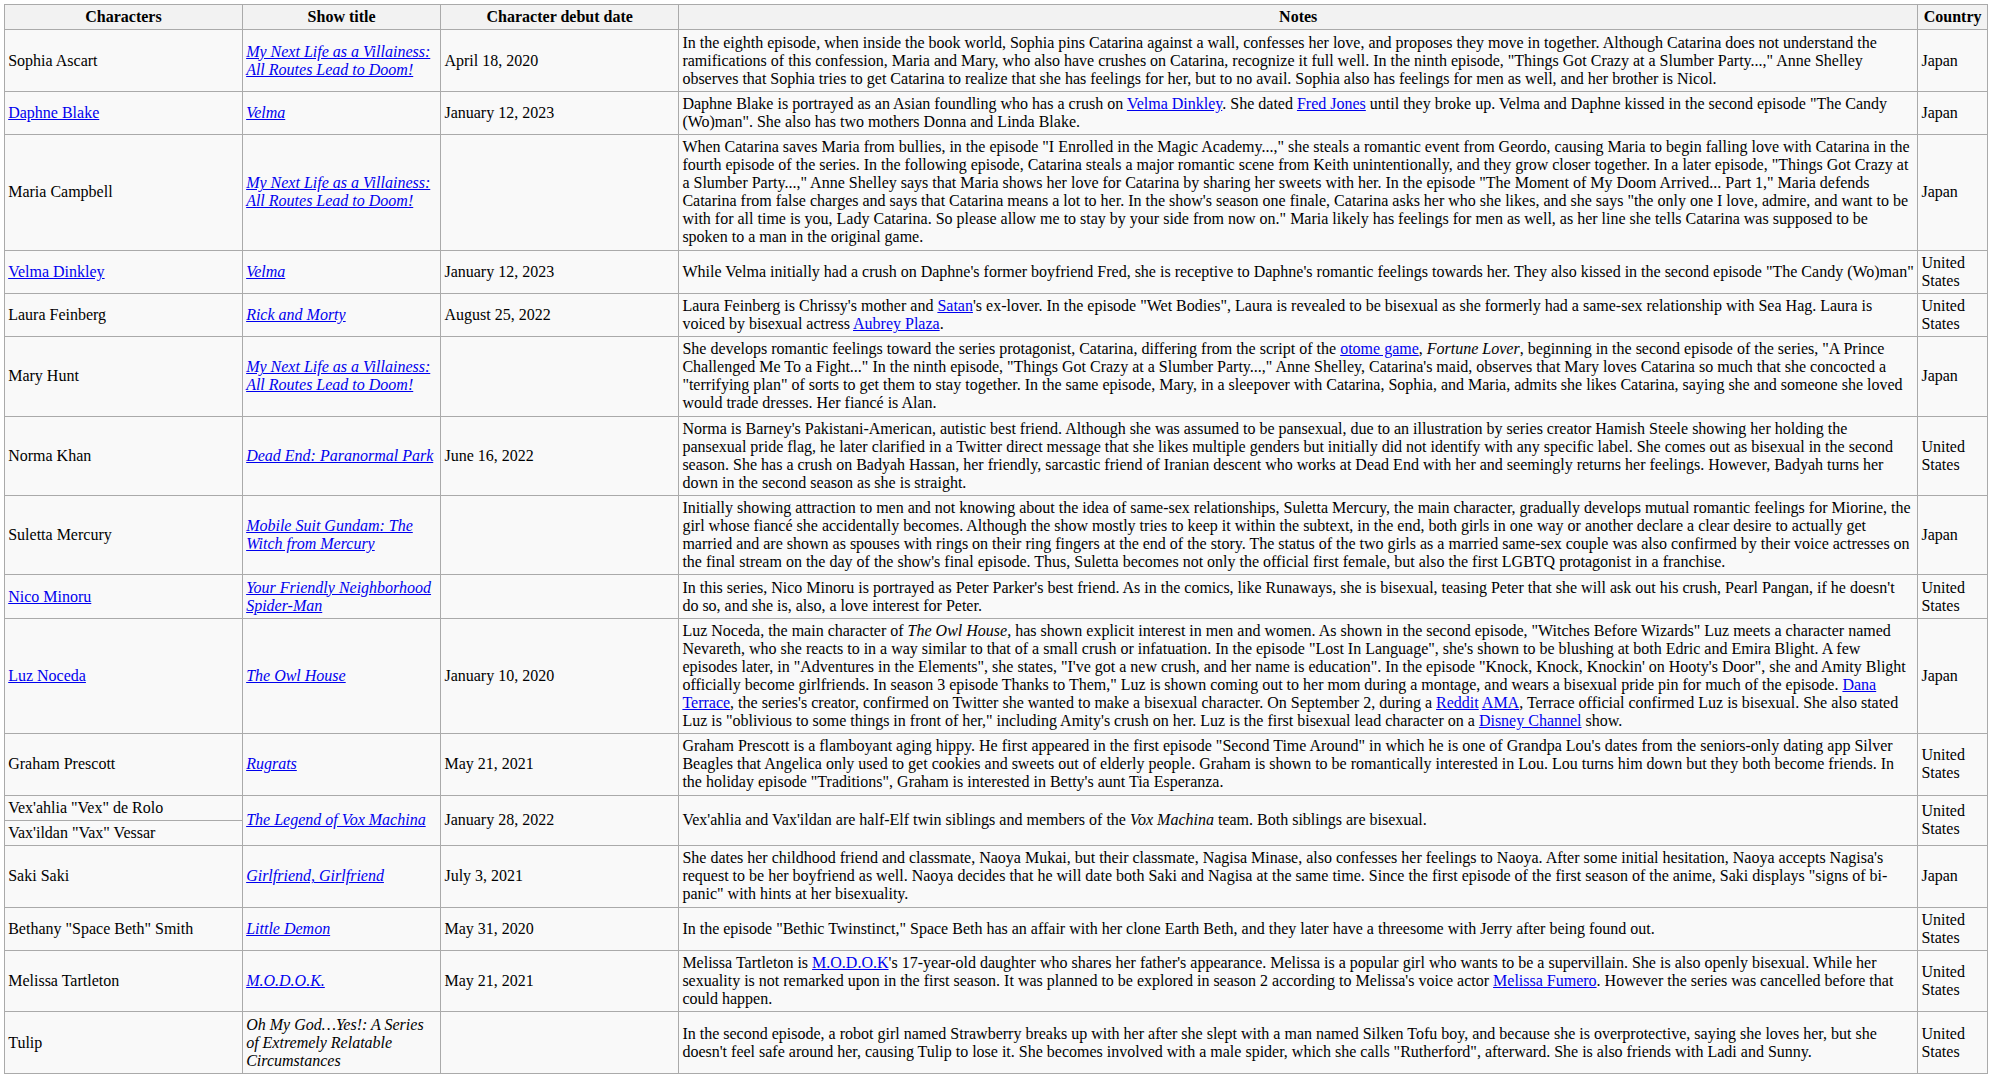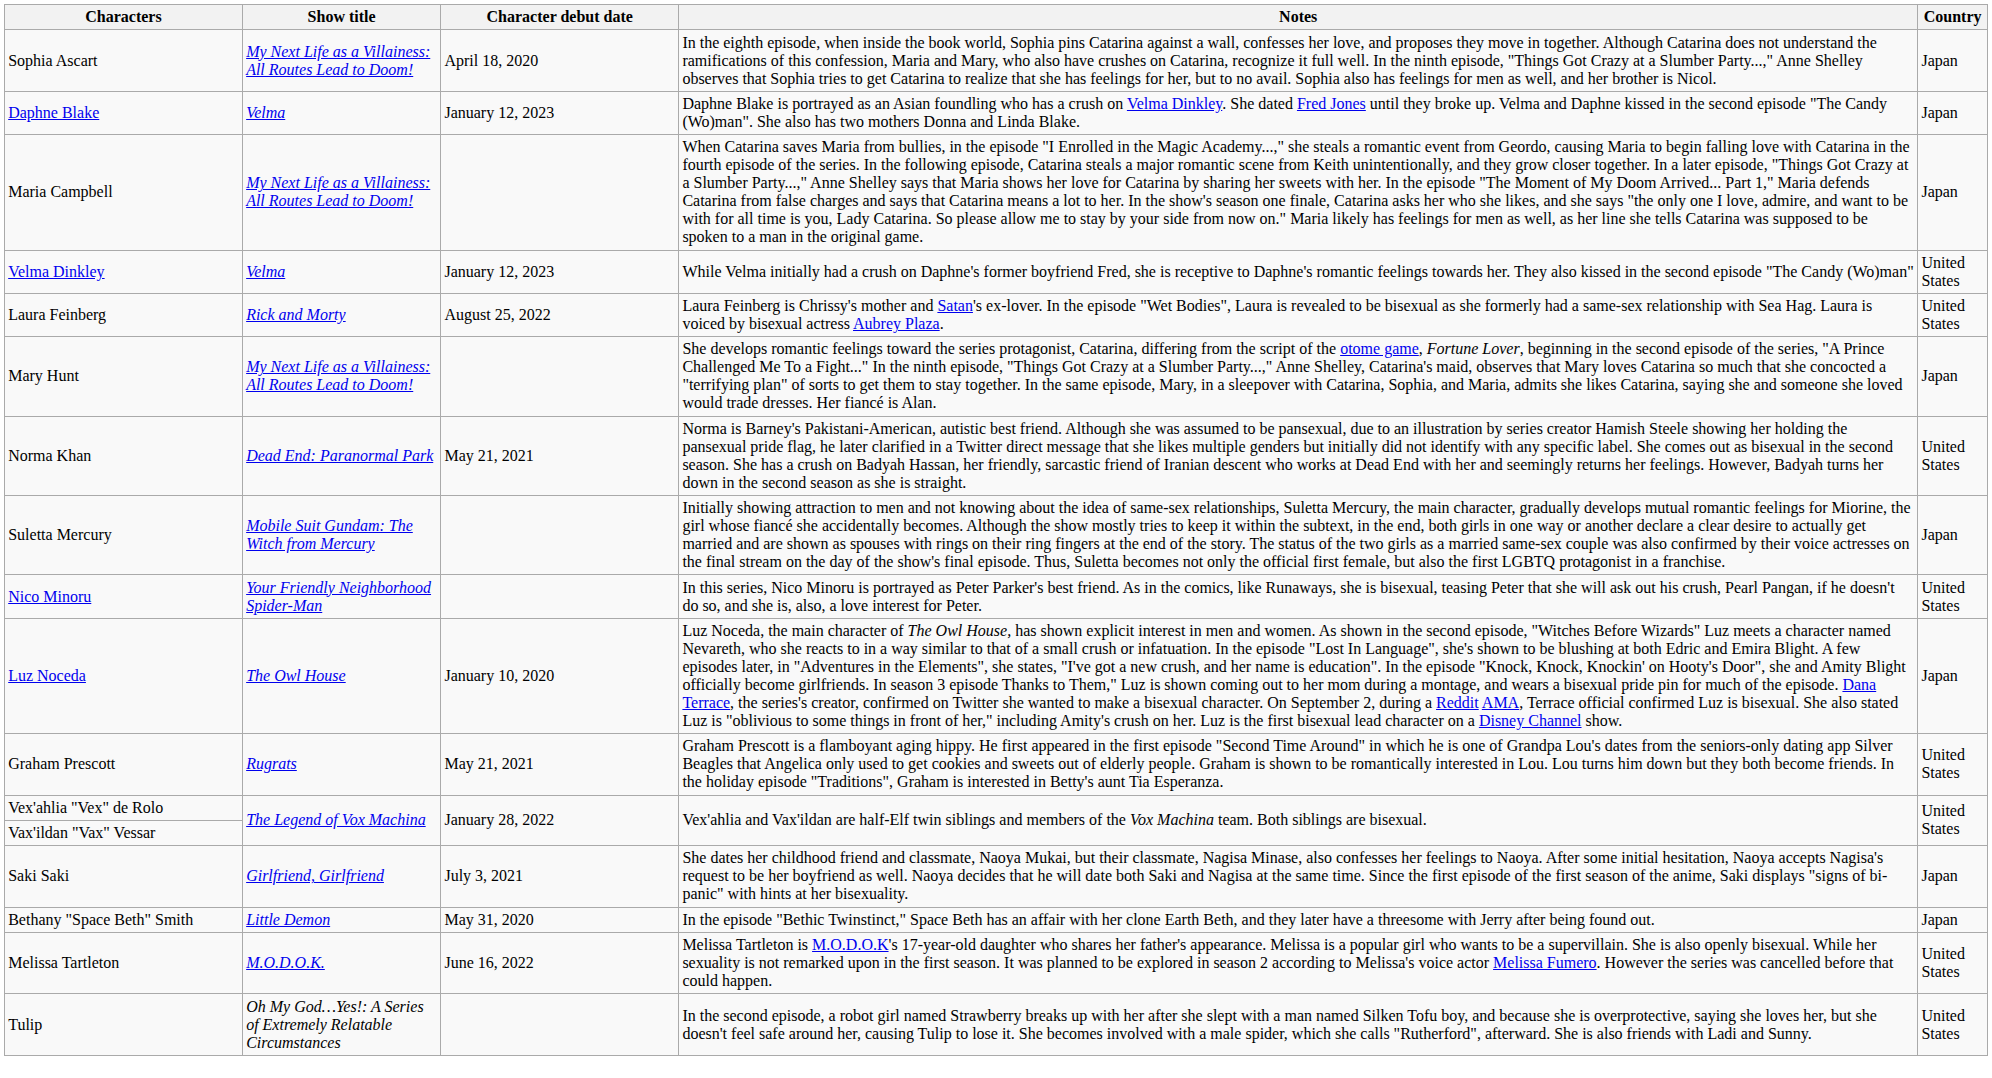(489, 455) June 16, 2022 -> (489, 455) May 21, 2021
(1943, 928) United States -> (1940, 919) Japan
(489, 981) May 21, 2021 -> (489, 963) June 16, 2022
